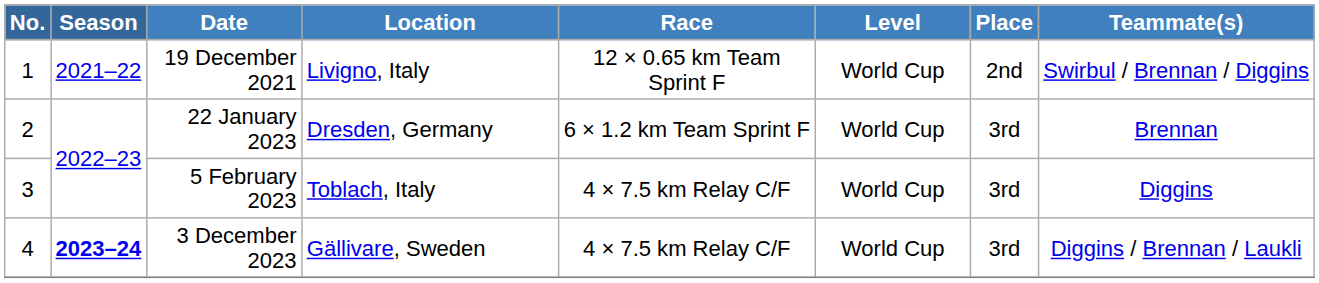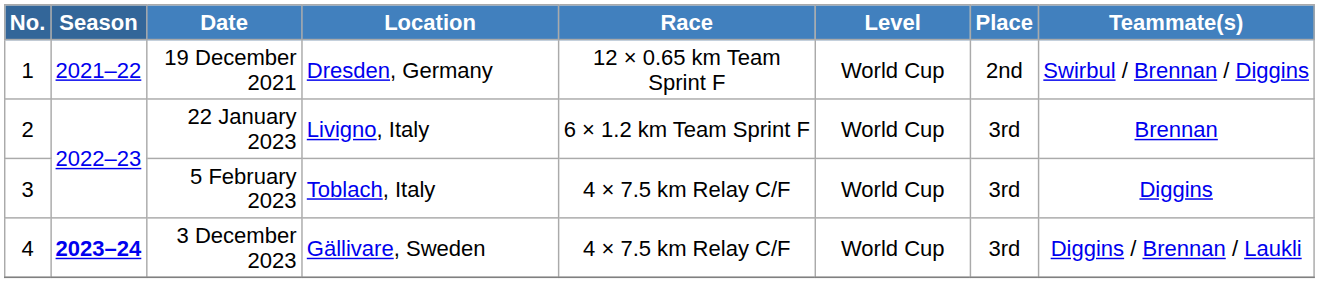(368, 70) Livigno, Italy -> (400, 70) Dresden, Germany
(400, 129) Dresden, Germany -> (368, 129) Livigno, Italy
